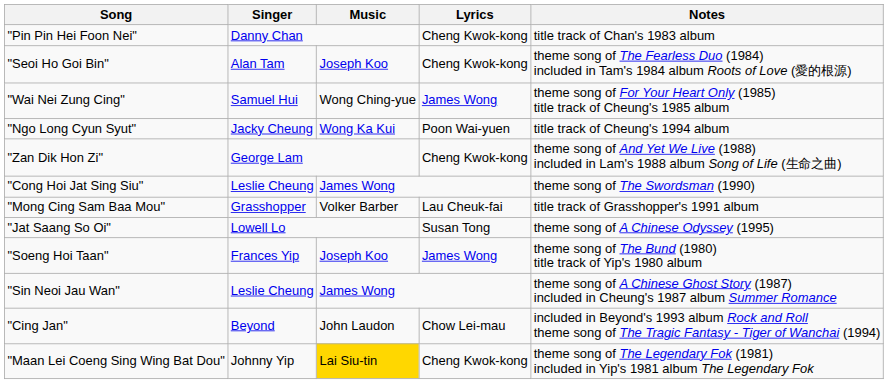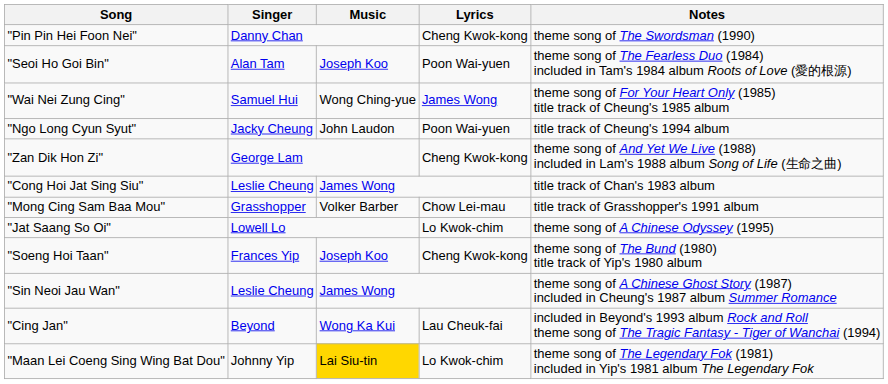(624, 35) title track of Chan's 1983 album -> (644, 35) theme song of The Swordsman (1990)
(475, 64) Cheng Kwok-kong -> (466, 64) Poon Wai-yuen
(357, 128) Wong Ka Kui -> (357, 128) John Laudon
(644, 186) theme song of The Swordsman (1990) -> (624, 186) title track of Chan's 1983 album
(462, 207) Lau Cheuk-fai -> (464, 207) Chow Lei-mau
(456, 227) Susan Tong -> (463, 227) Lo Kwok-chim
(460, 255) James Wong -> (475, 255) Cheng Kwok-kong
(357, 325) John Laudon -> (357, 325) Wong Ka Kui
(464, 325) Chow Lei-mau -> (462, 325) Lau Cheuk-fai
(475, 361) Cheng Kwok-kong -> (463, 361) Lo Kwok-chim
